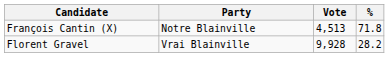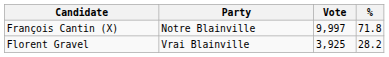(331, 28) 4,513 -> (331, 28) 9,997
(331, 44) 9,928 -> (331, 44) 3,925
